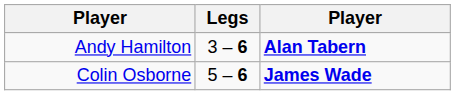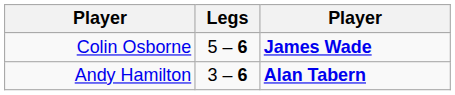rows swapped: (134, 75) <-> (133, 47)
